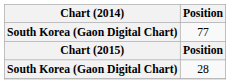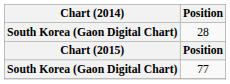rows swapped: (203, 32) <-> (203, 69)
